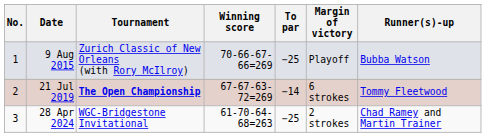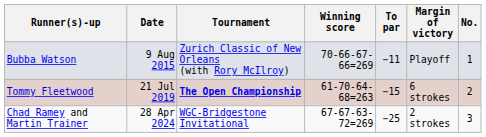columns swapped: (15, 23) <-> (419, 23)
(291, 61) −25 -> (391, 61) −11
(246, 93) 67-67-63-72=269 -> (347, 93) 61-70-64-68=263
(291, 93) −14 -> (391, 93) −15
(246, 119) 61-70-64-68=263 -> (347, 119) 67-67-63-72=269
